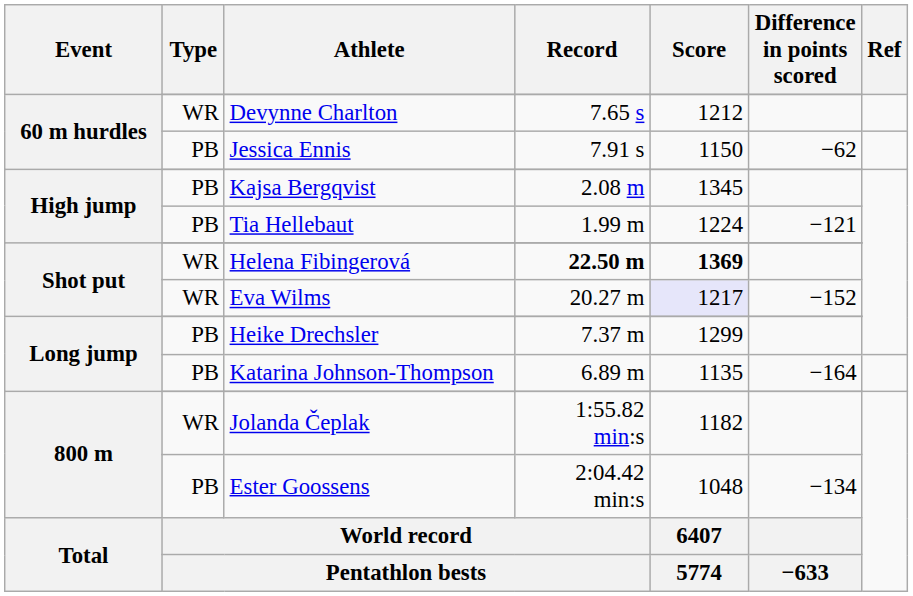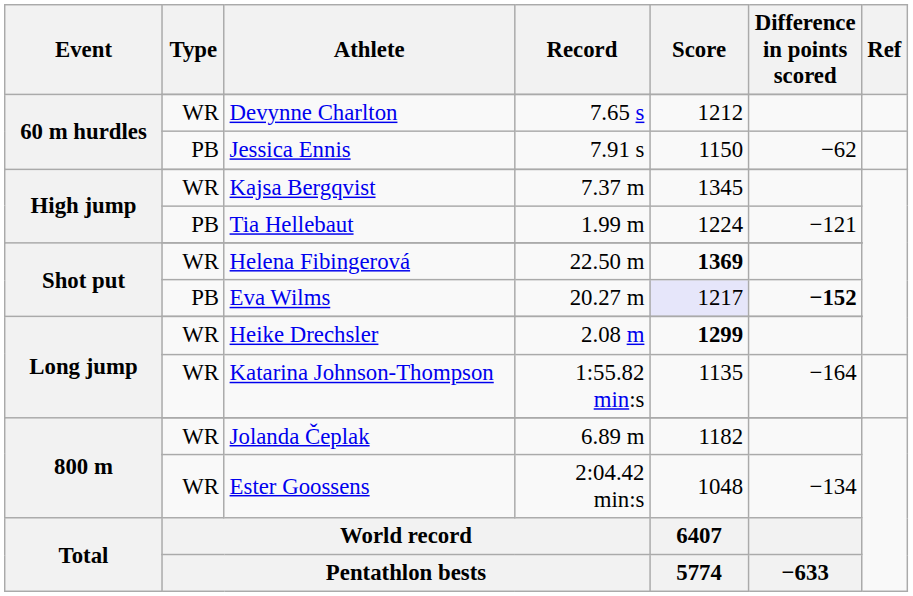(205, 186) PB -> (201, 186) WR
(613, 186) 2.08 m -> (613, 186) 7.37 m
(606, 260) bold -> (607, 260) normal
(201, 297) WR -> (205, 297) PB
(833, 297) normal -> (833, 297) bold
(205, 334) PB -> (201, 334) WR
(613, 334) 7.37 m -> (613, 334) 2.08 m
(720, 334) normal -> (720, 334) bold
(205, 371) PB -> (201, 371) WR
(613, 371) 6.89 m -> (610, 384) 1:55.82 min:s
(610, 421) 1:55.82 min:s -> (613, 435) 6.89 m
(205, 485) PB -> (201, 485) WR
